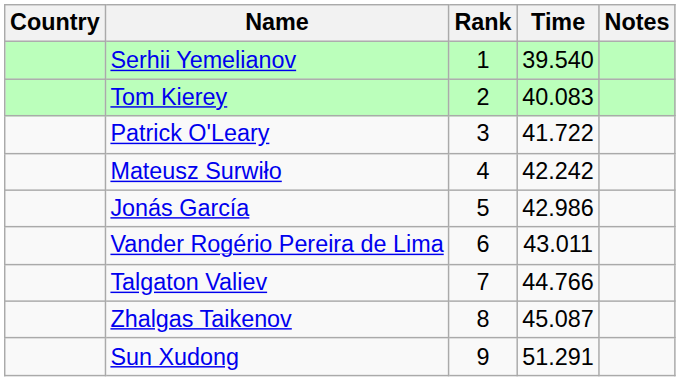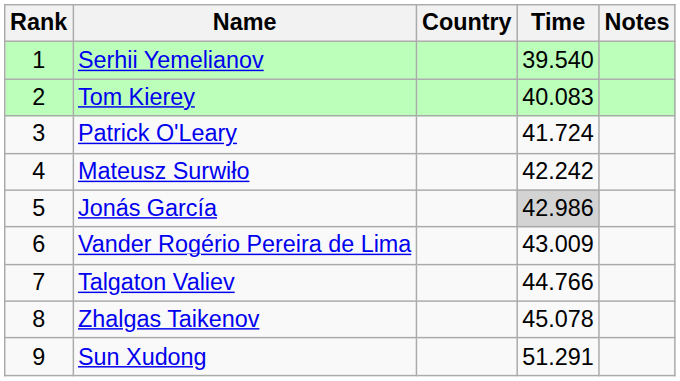columns swapped: (483, 23) <-> (55, 23)
(558, 134) 41.722 -> (558, 134) 41.724
(558, 208) no background -> (558, 208) lightgrey background
(558, 245) 43.011 -> (558, 245) 43.009
(558, 319) 45.087 -> (558, 319) 45.078
